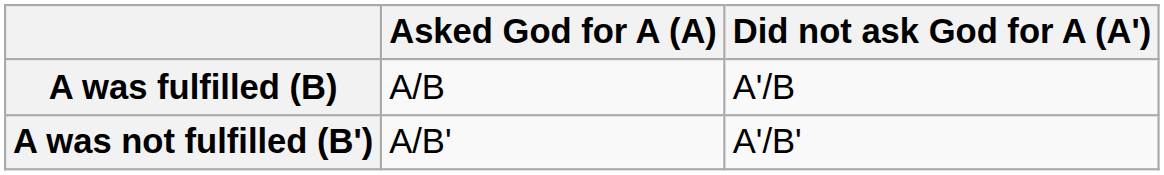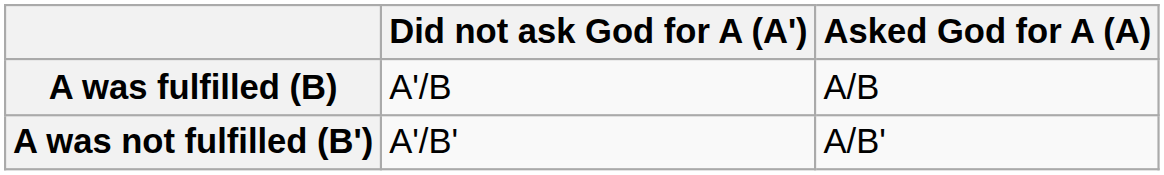columns swapped: (553, 31) <-> (942, 31)
